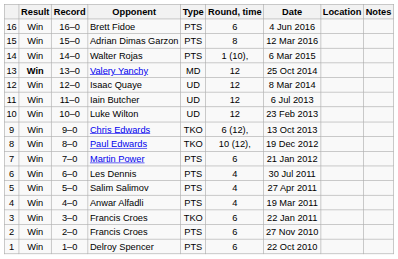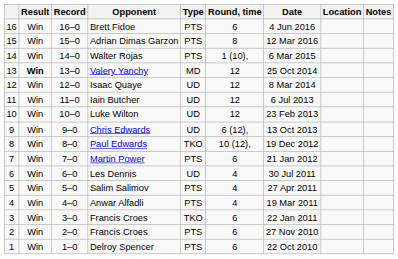(193, 129) TKO -> (193, 129) UD
(193, 173) PTS -> (193, 173) UD
